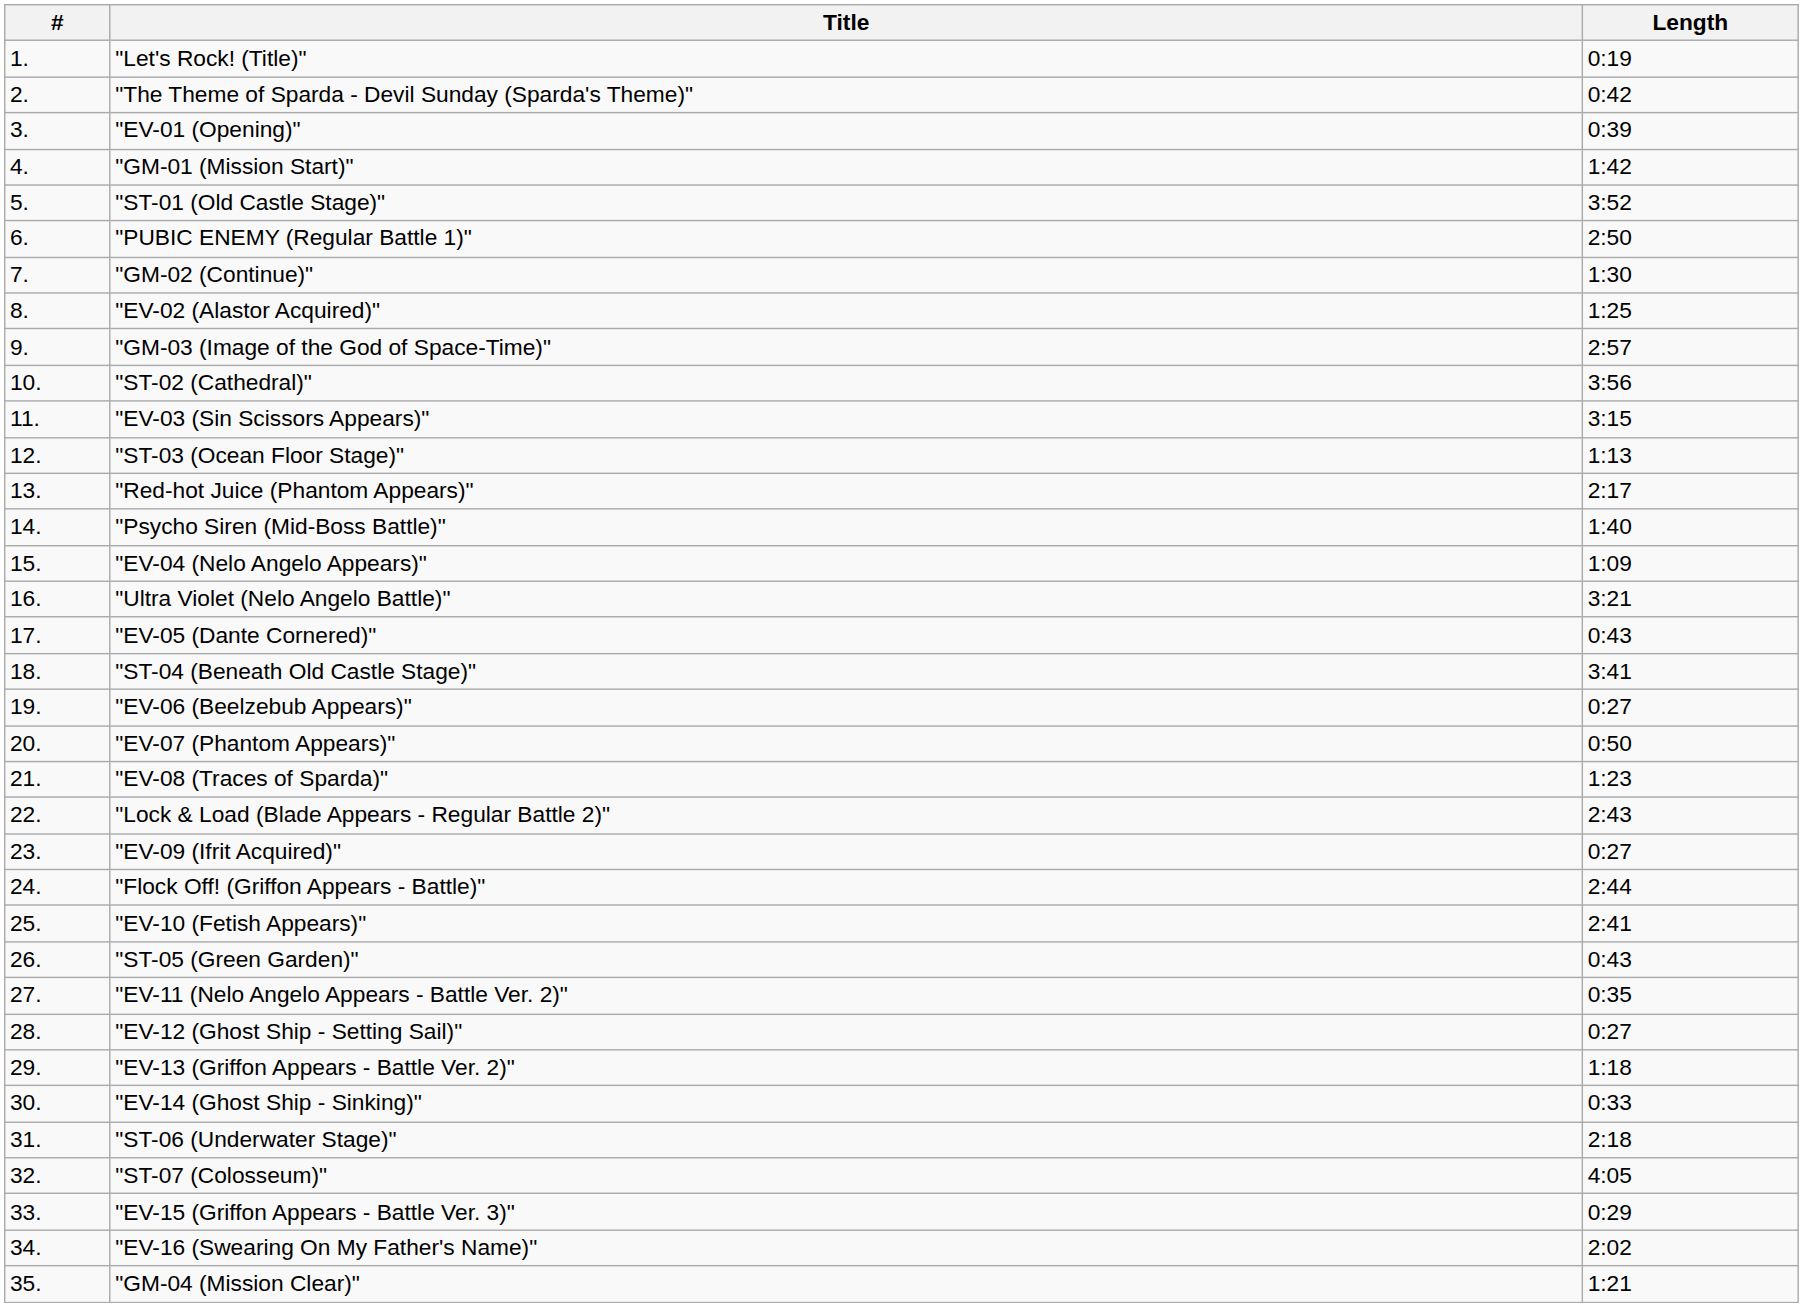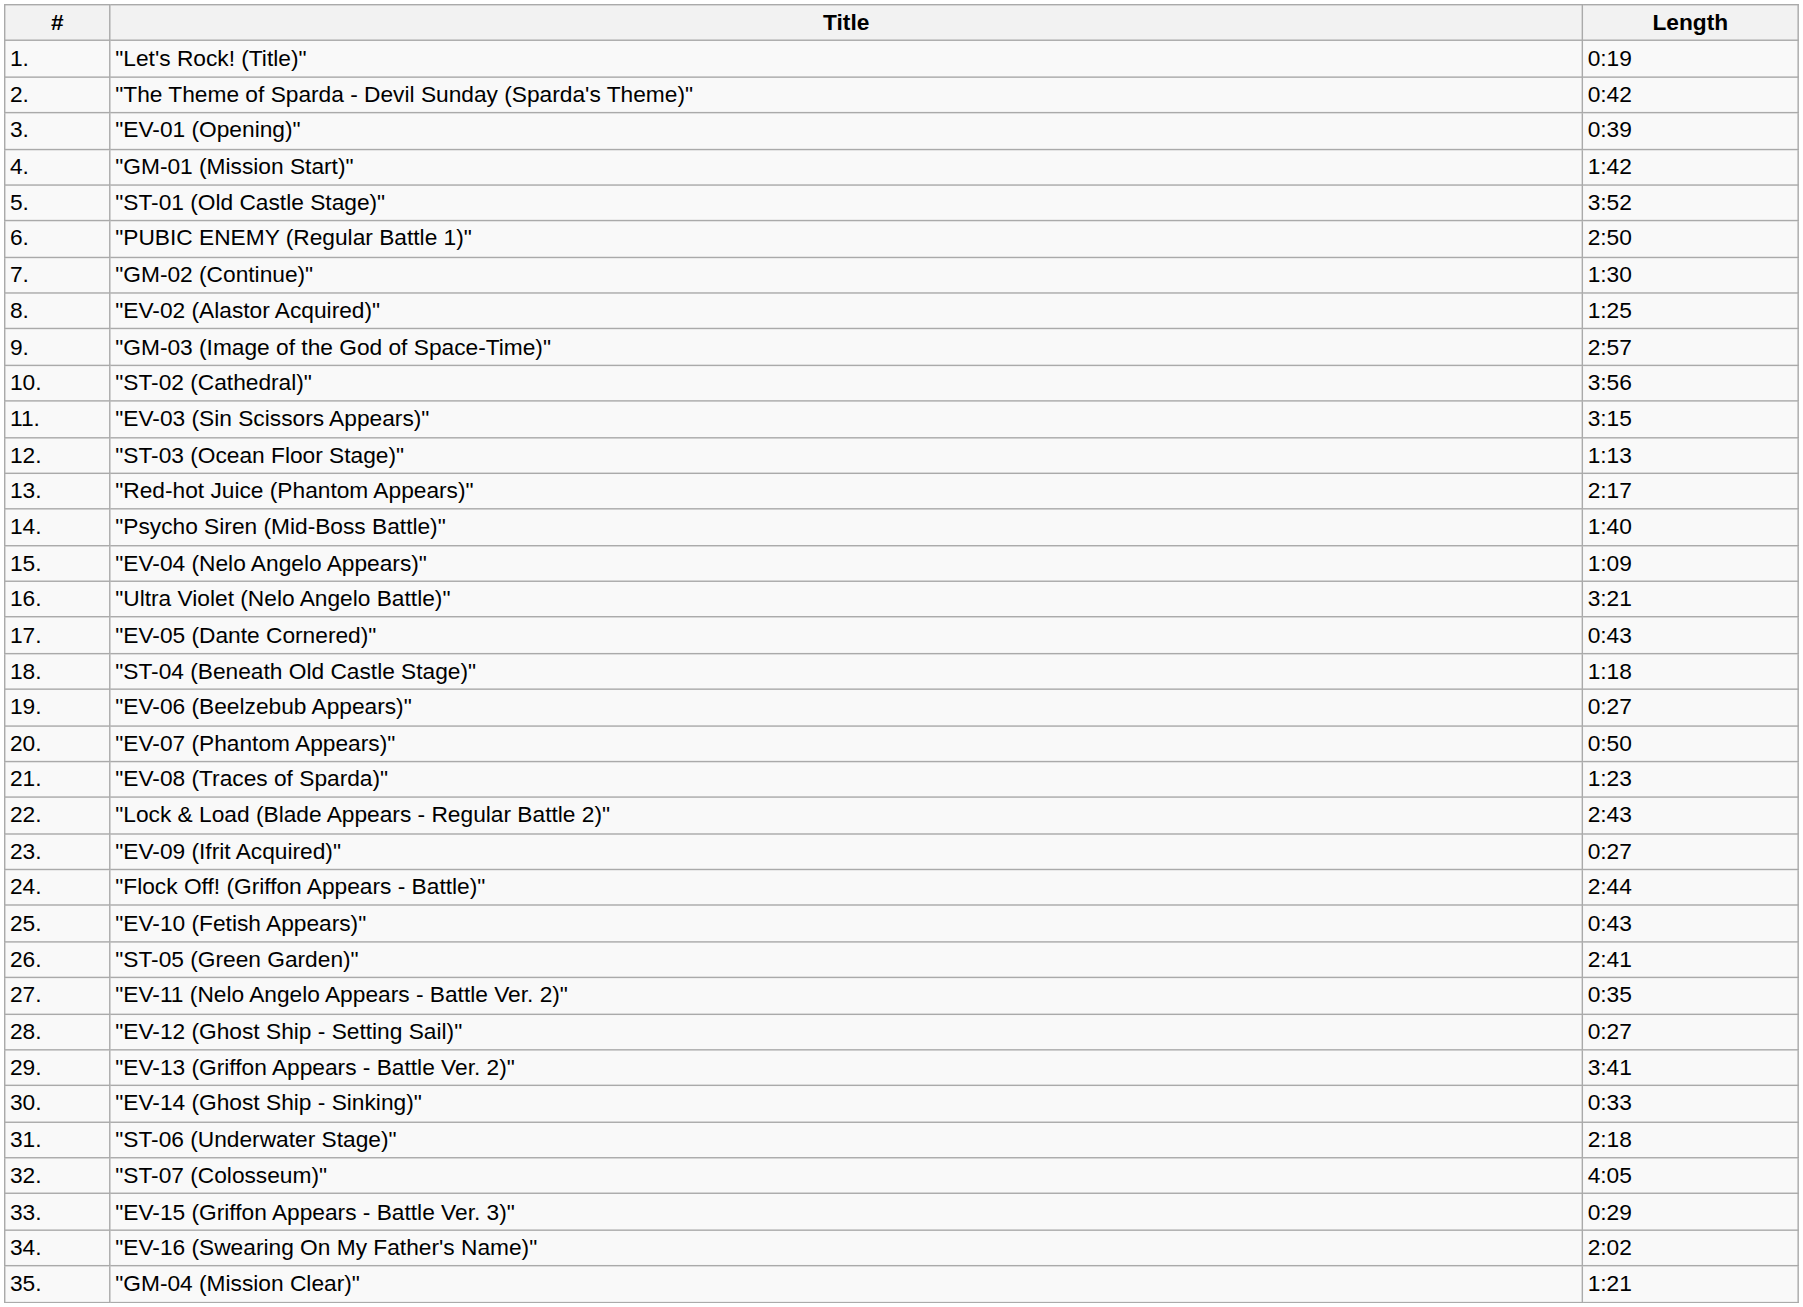(1610, 671) 3:41 -> (1610, 671) 1:18
(1610, 923) 2:41 -> (1610, 923) 0:43
(1610, 959) 0:43 -> (1610, 959) 2:41
(1610, 1067) 1:18 -> (1610, 1067) 3:41
